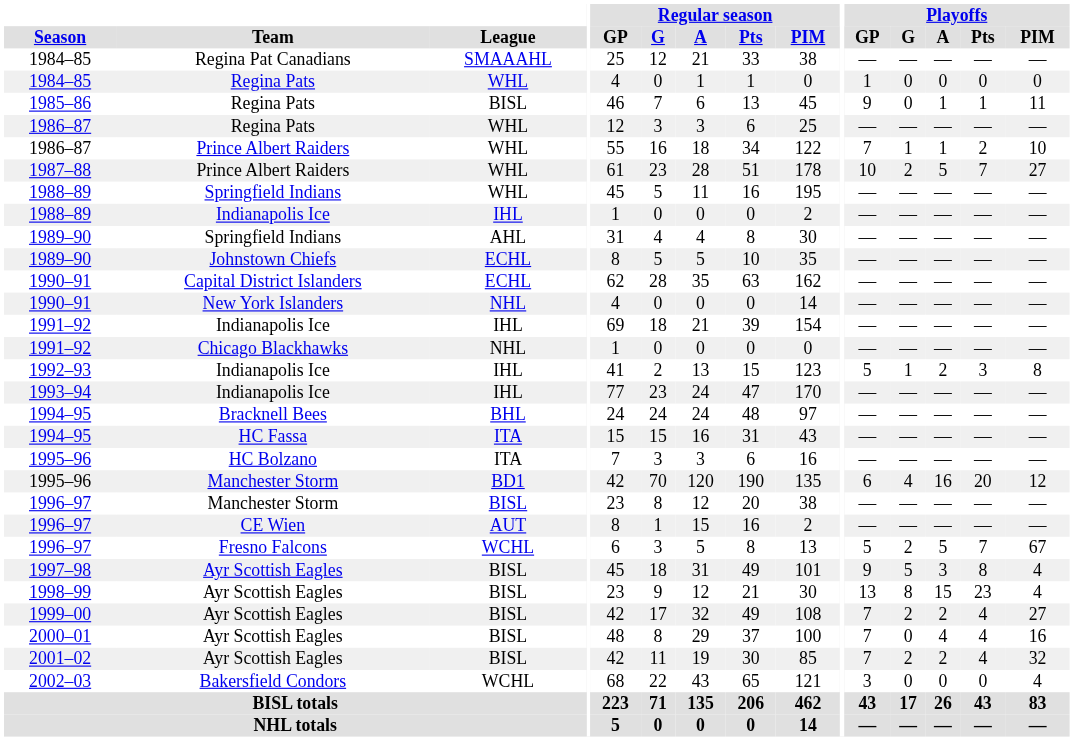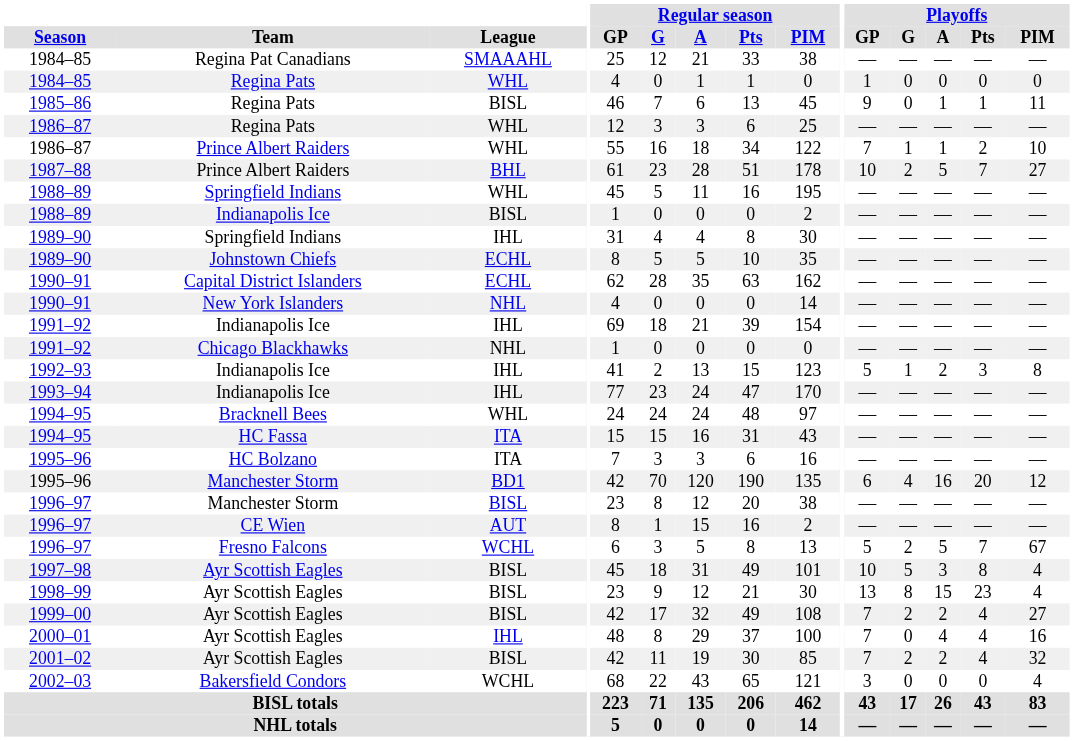(508, 170) WHL -> (508, 170) BHL
(508, 214) IHL -> (508, 214) BISL
(508, 237) AHL -> (508, 237) IHL
(508, 414) BHL -> (508, 414) WHL
(867, 570) 9 -> (867, 570) 10
(508, 636) BISL -> (508, 636) IHL
